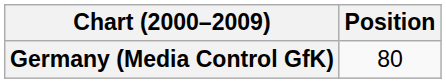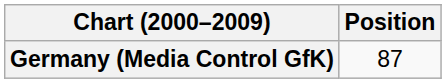(390, 59) 80 -> (390, 59) 87
